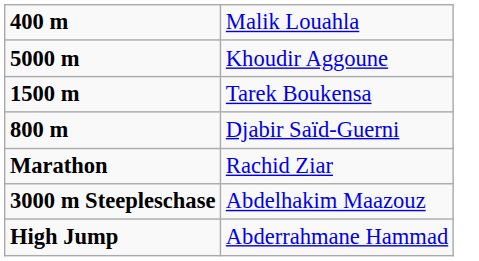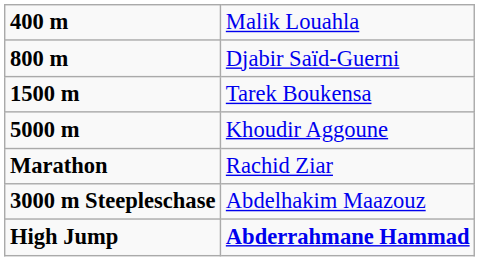rows swapped: (39, 129) <-> (45, 58)
(337, 237) normal -> (348, 237) bold
